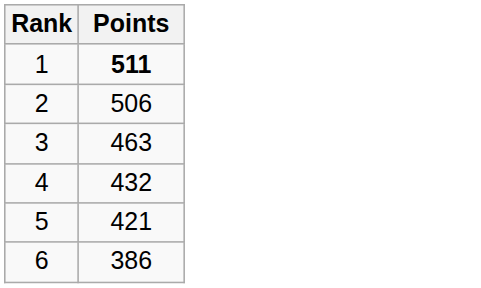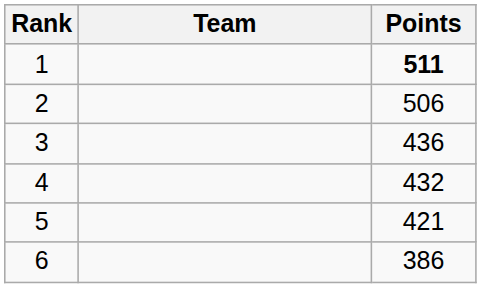+ column: (225, 24)
(131, 143) 463 -> (424, 143) 436
